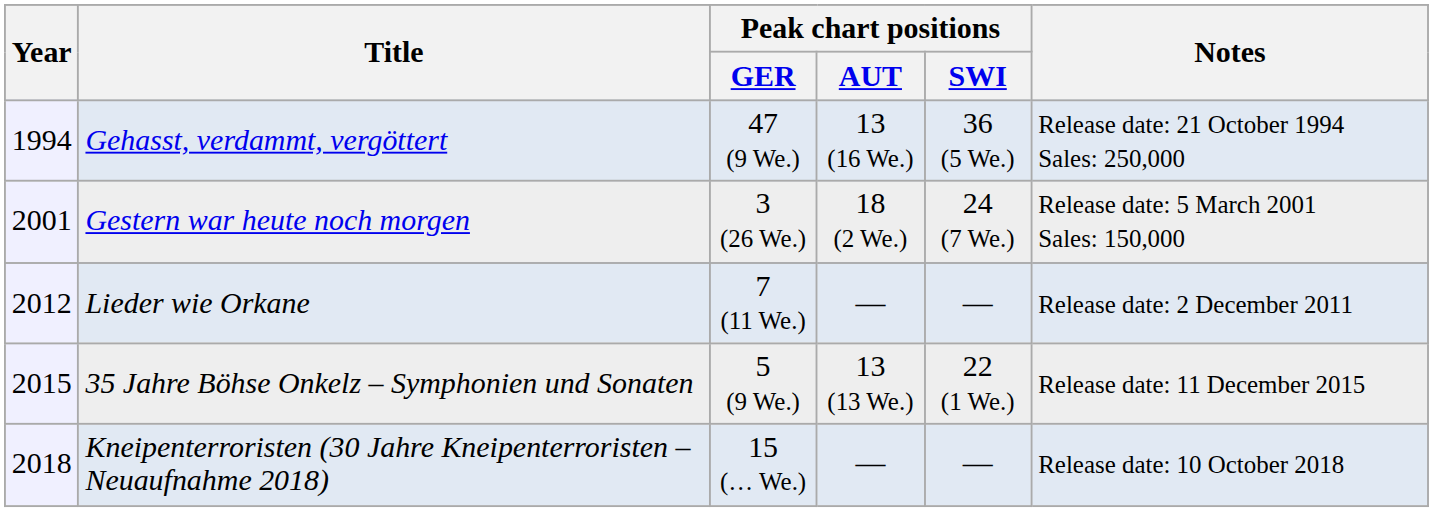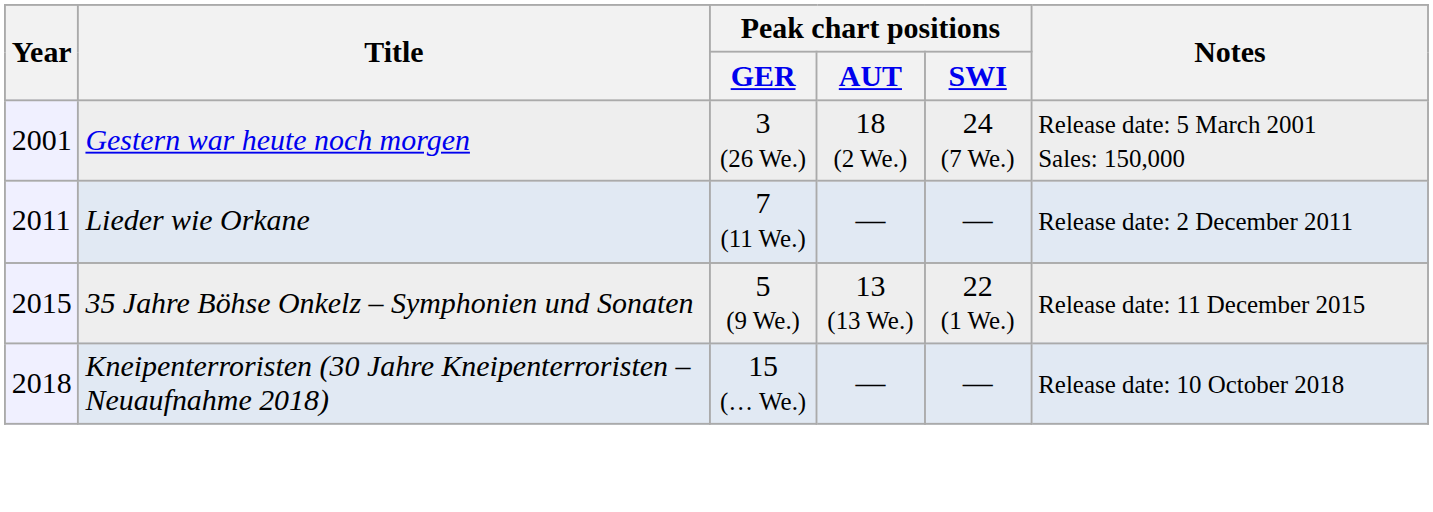- row: (266, 139)
(42, 302) 2012 -> (41, 221) 2011
